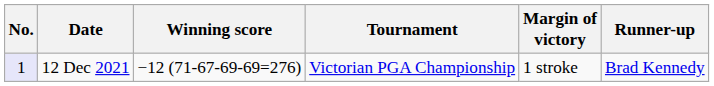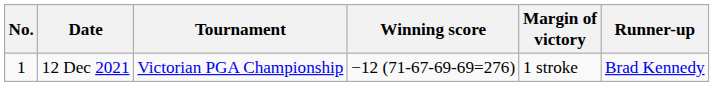columns swapped: (412, 29) <-> (219, 29)
(21, 67) lavender background -> (21, 67) no background
